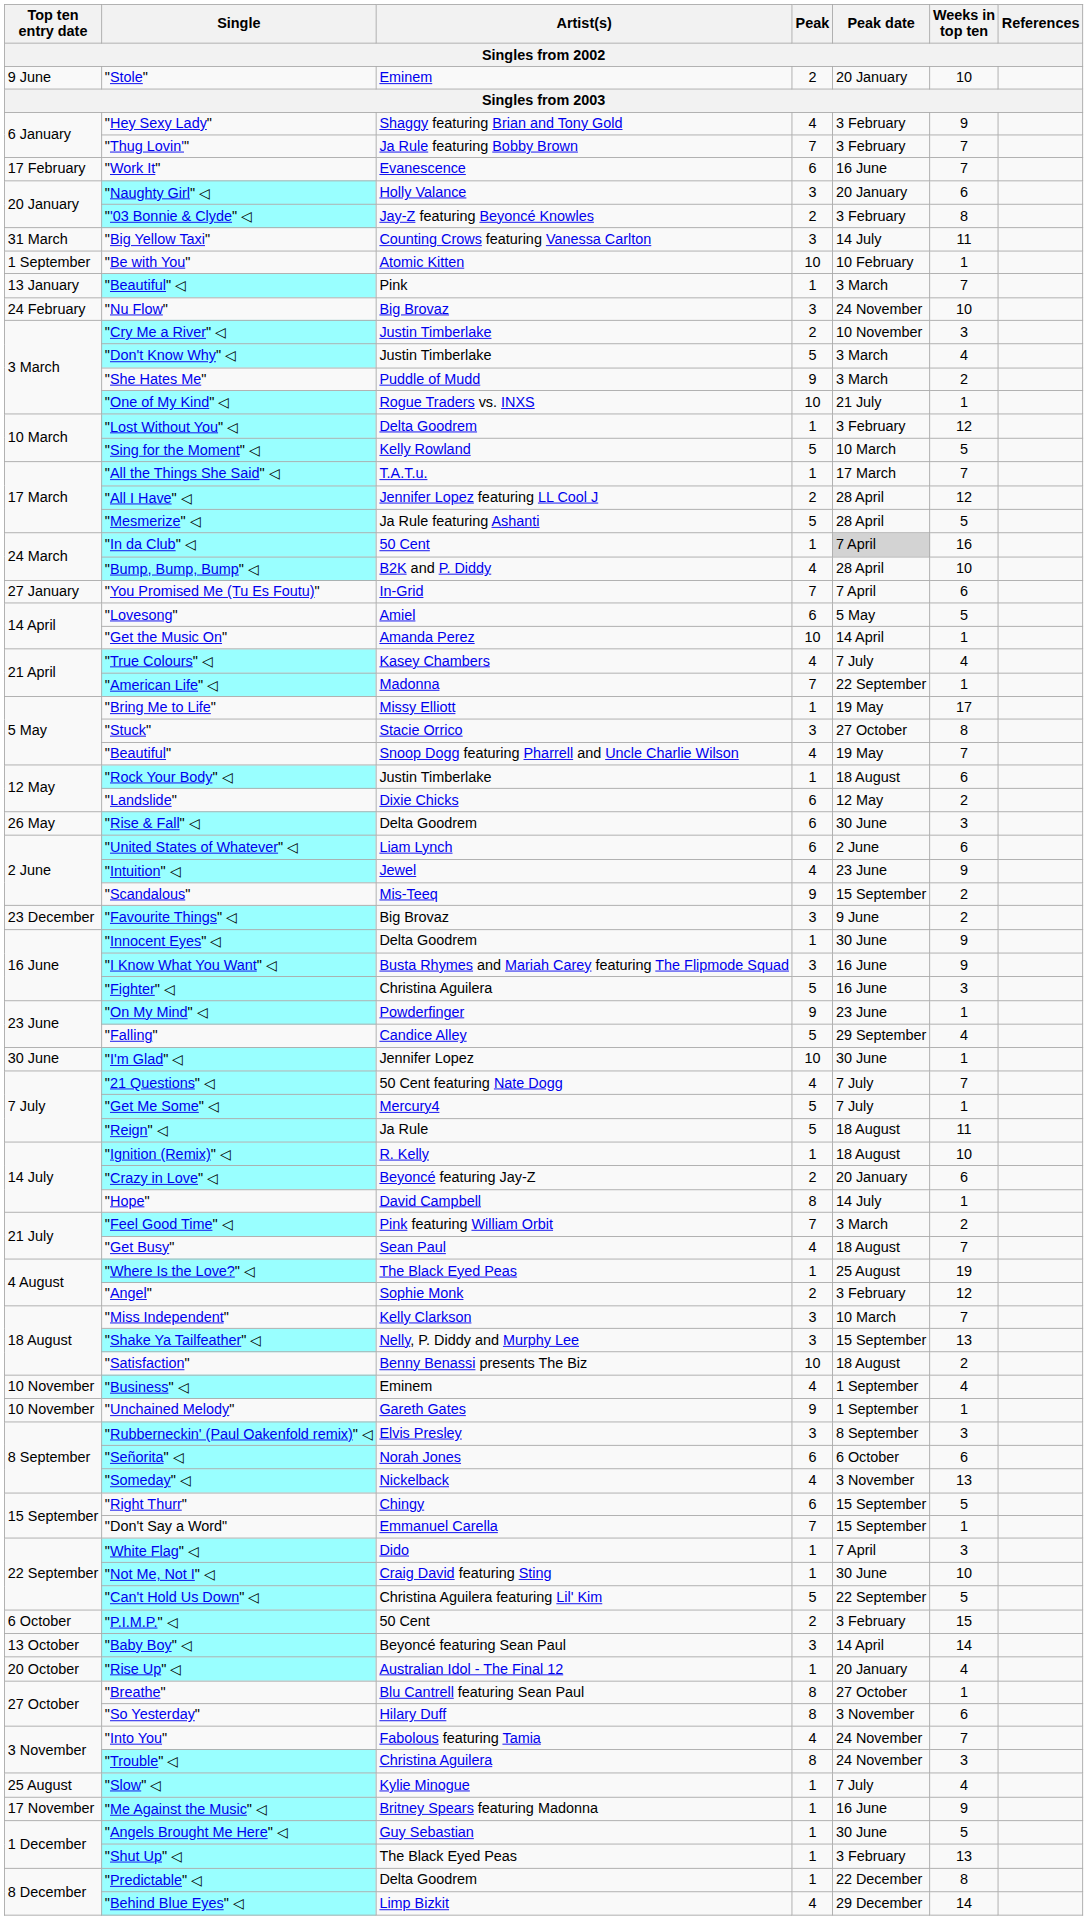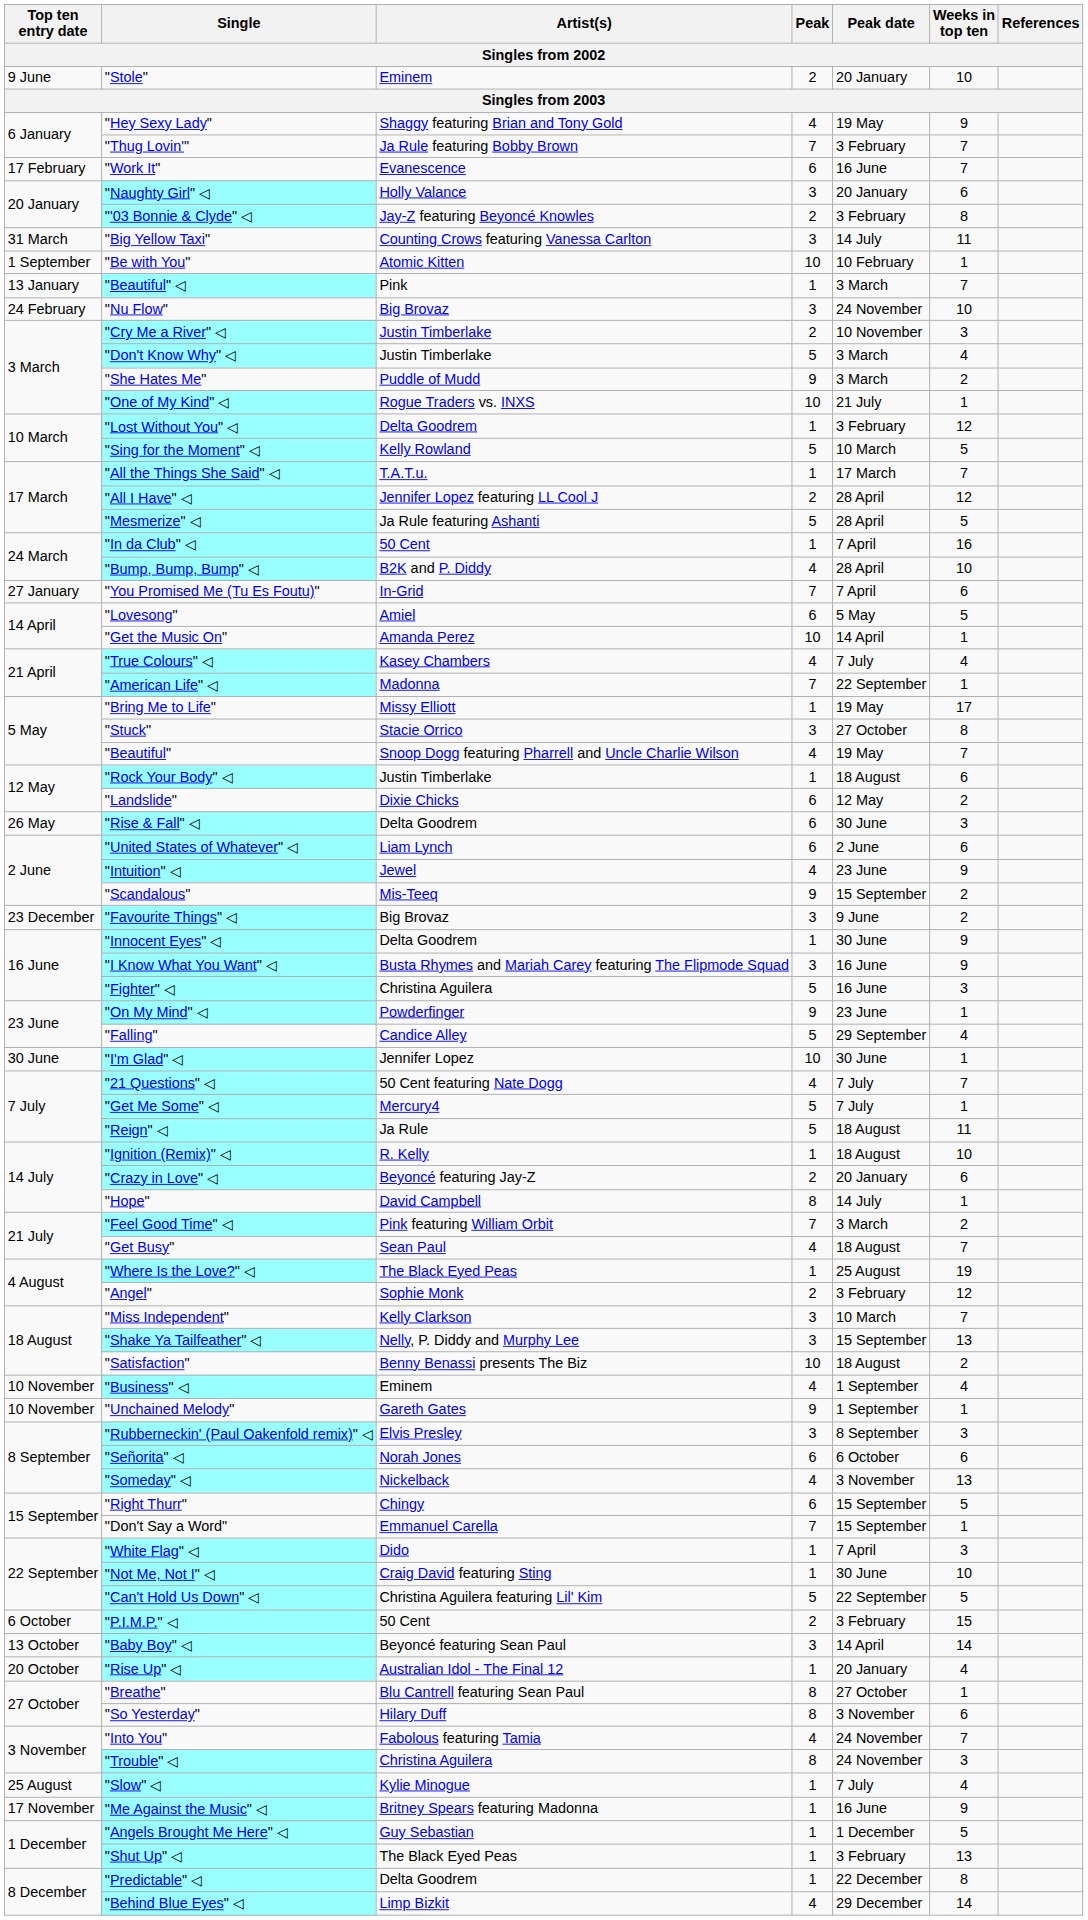(871, 123) 3 February -> (859, 123) 19 May
(856, 544) lightgrey background -> (856, 544) no background
(862, 1832) 30 June -> (875, 1832) 1 December
